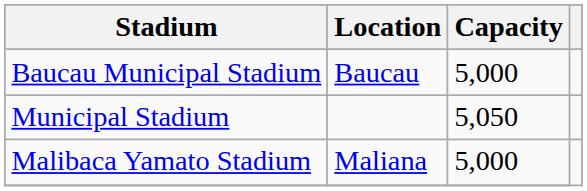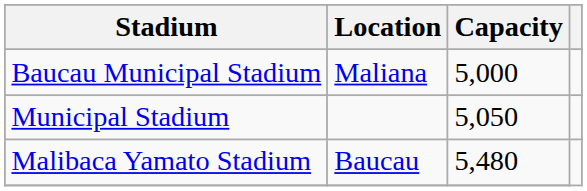(377, 71) Baucau -> (381, 71) Maliana
(381, 161) Maliana -> (377, 161) Baucau
(486, 161) 5,000 -> (486, 161) 5,480
